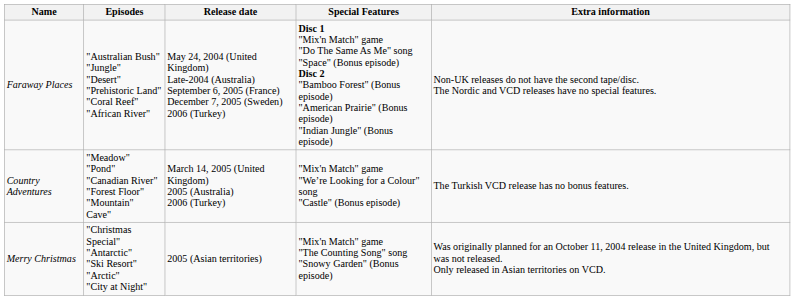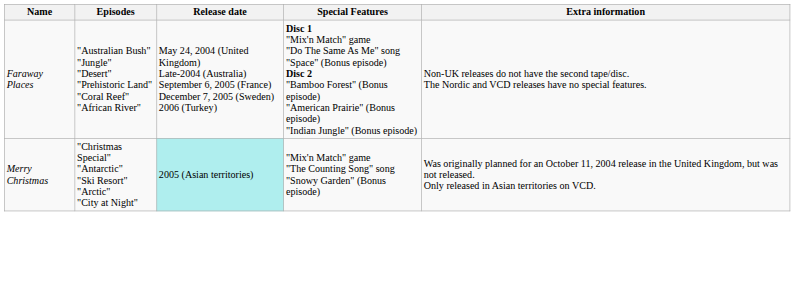- row: (29, 186)
(215, 258) no background -> (206, 174) paleturquoise background
